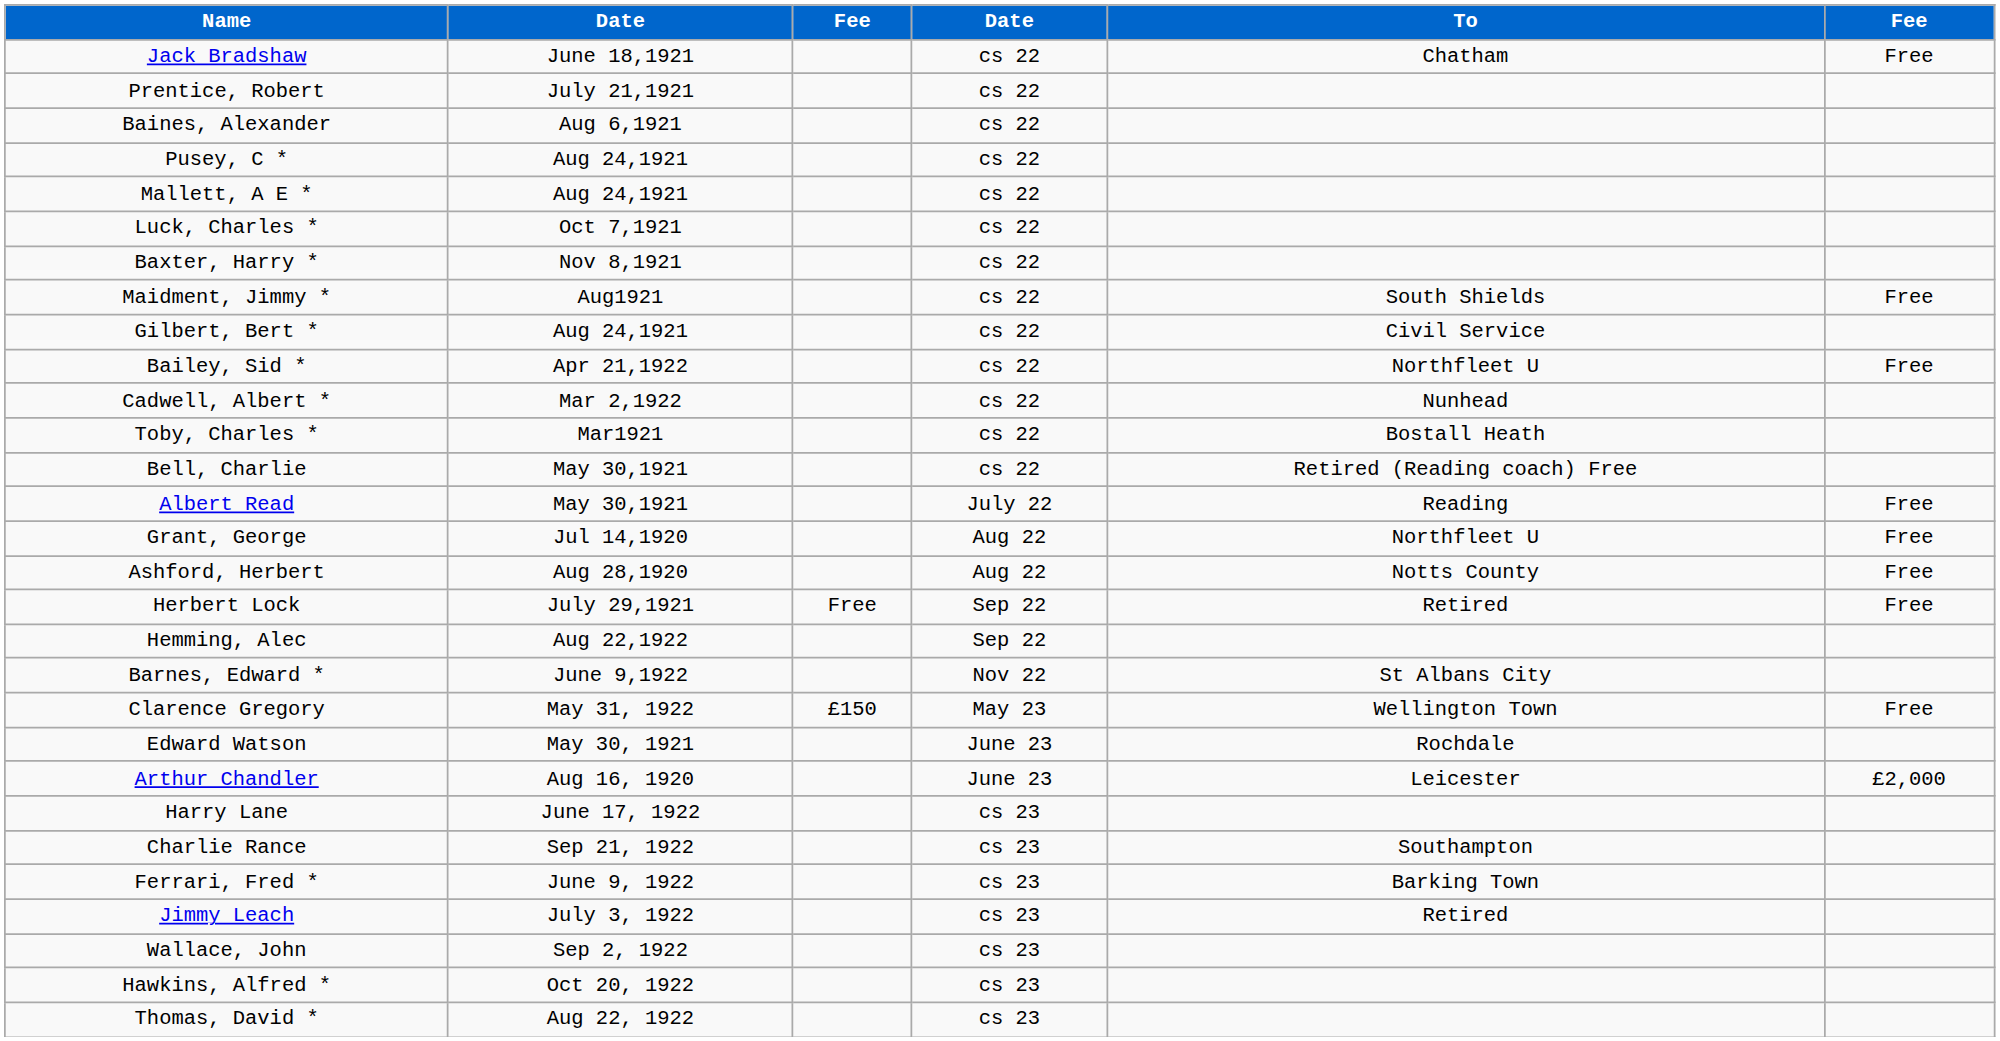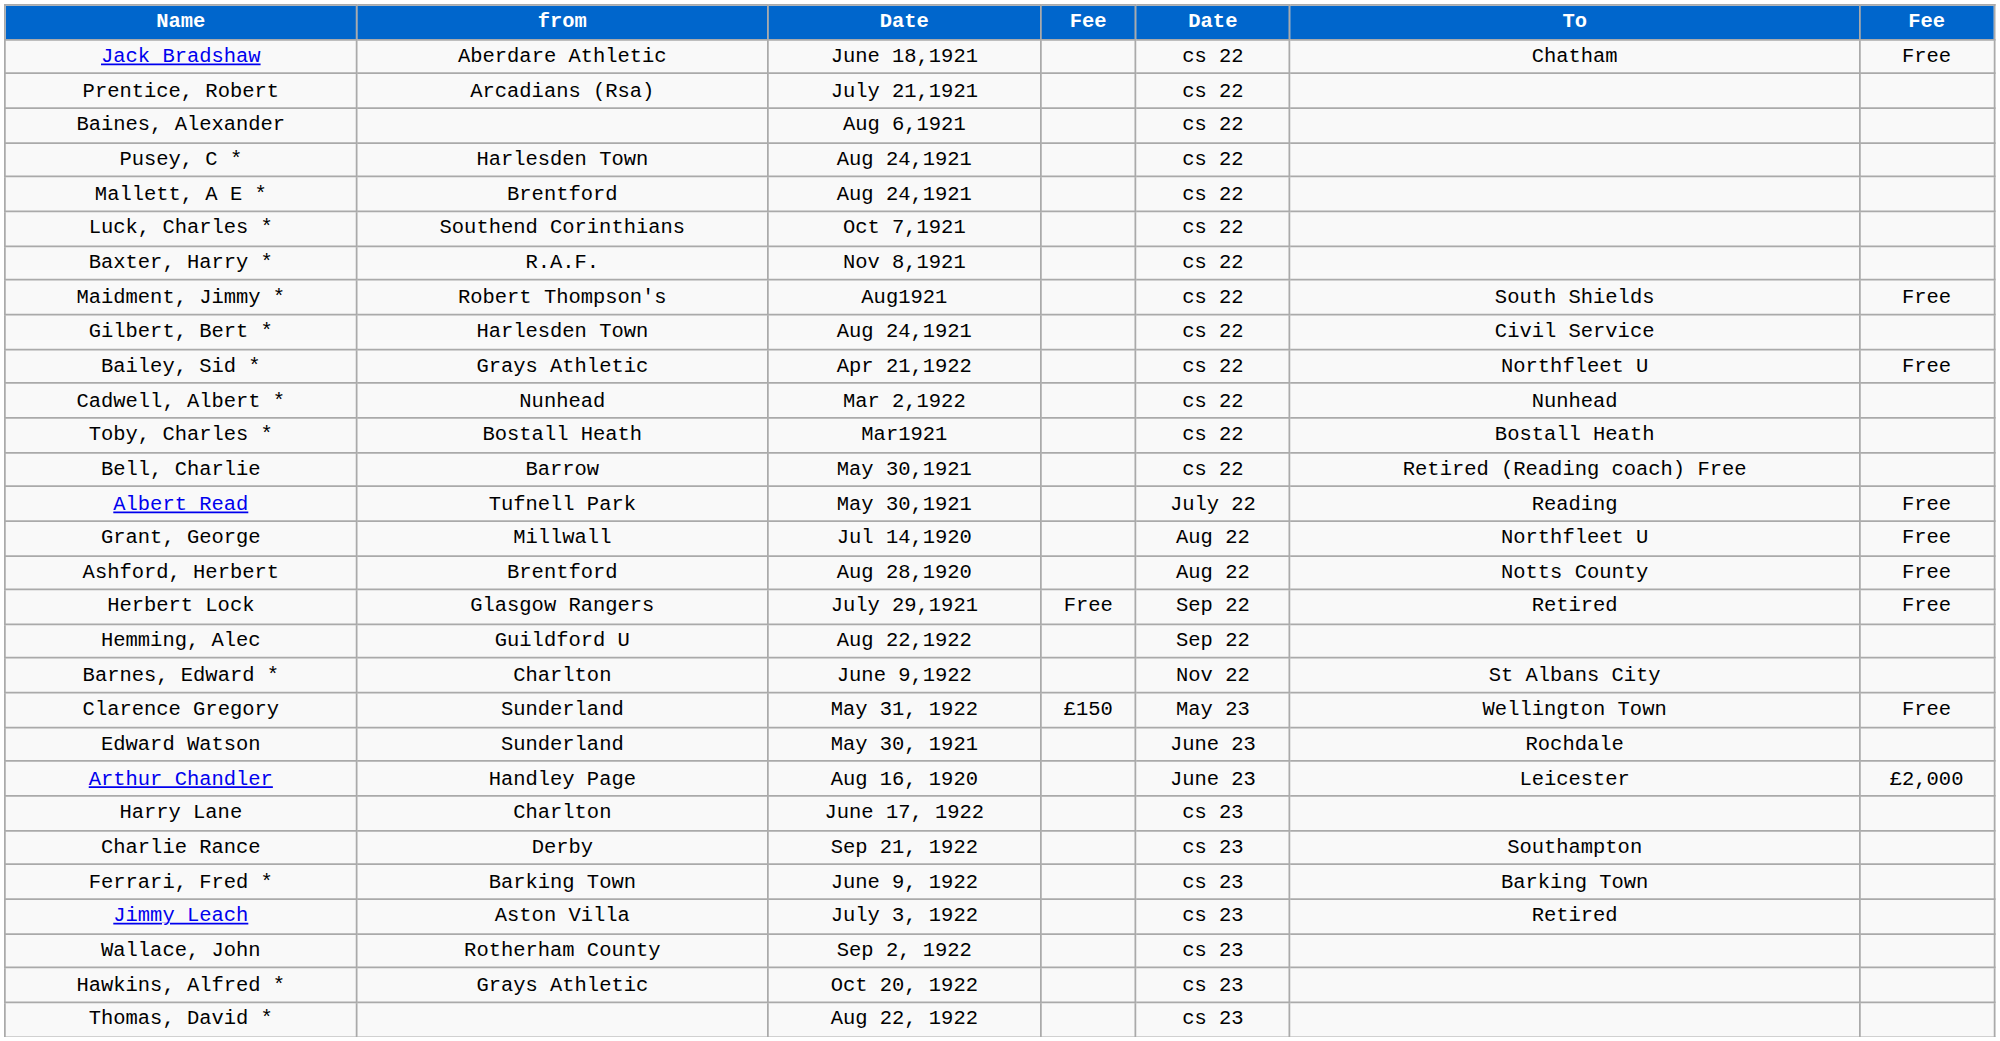+ column: (562, 22)
